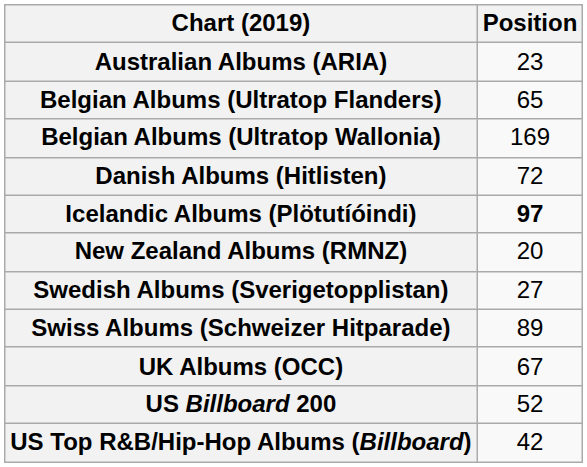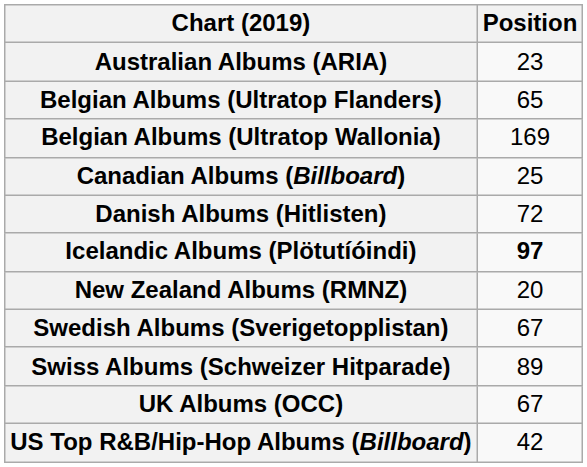+ row: (241, 175)
(530, 289) 27 -> (530, 328) 67
- row: (241, 404)
